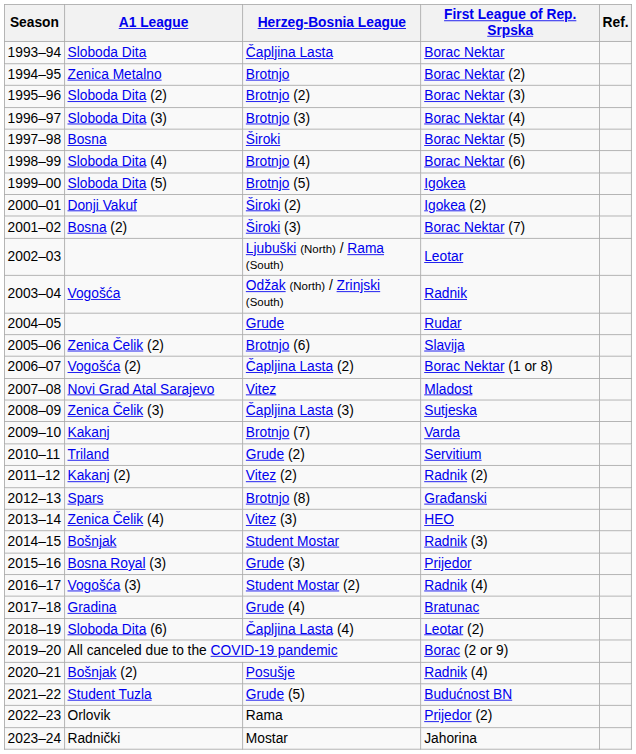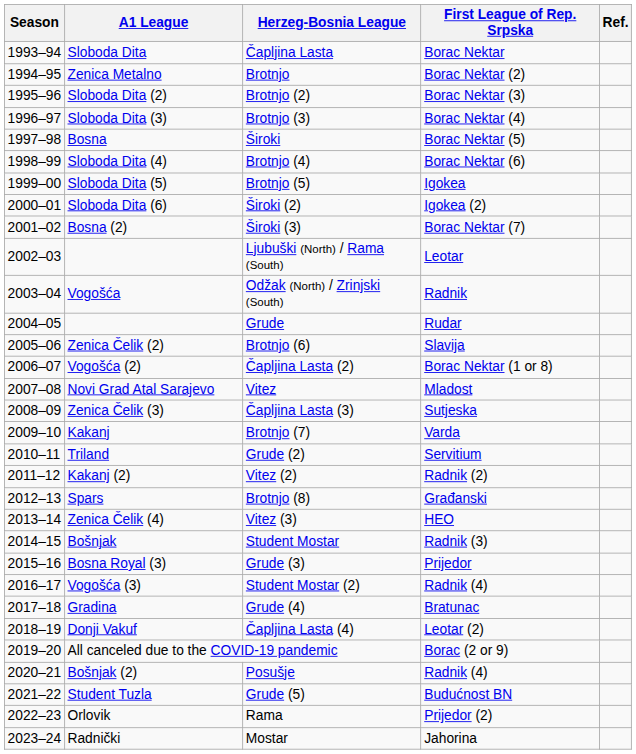(102, 205) Donji Vakuf -> (117, 205) Sloboda Dita (6)
(117, 629) Sloboda Dita (6) -> (102, 629) Donji Vakuf
